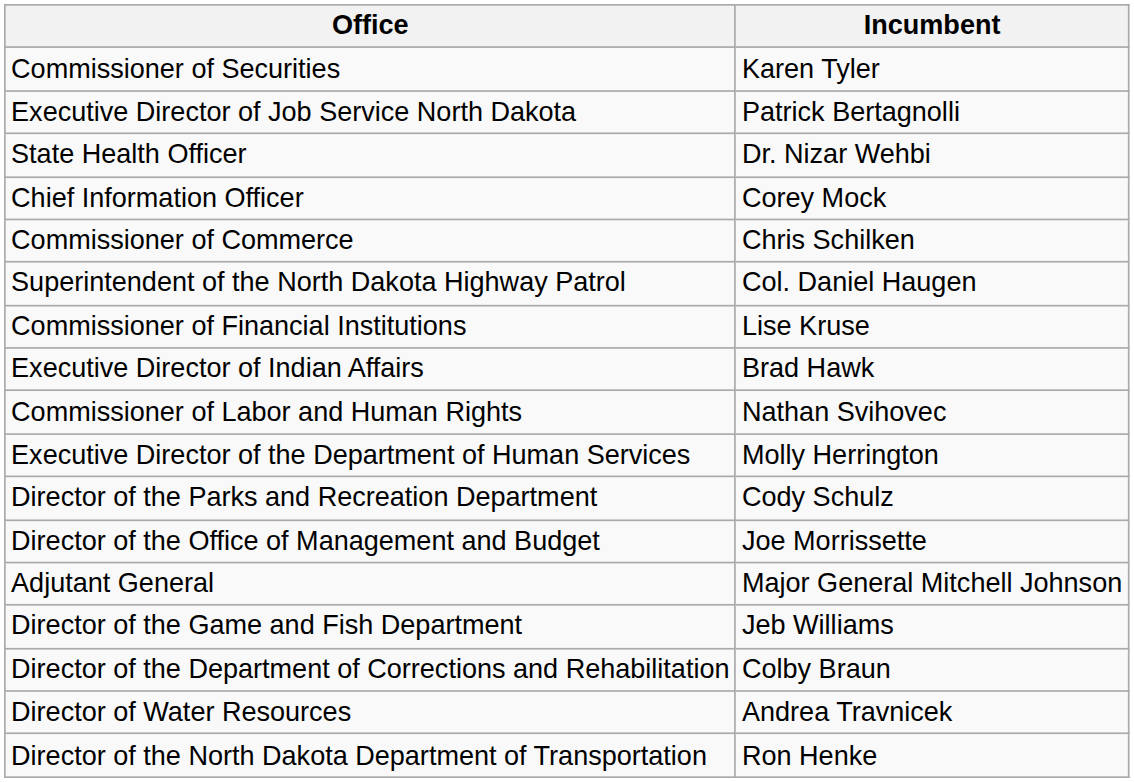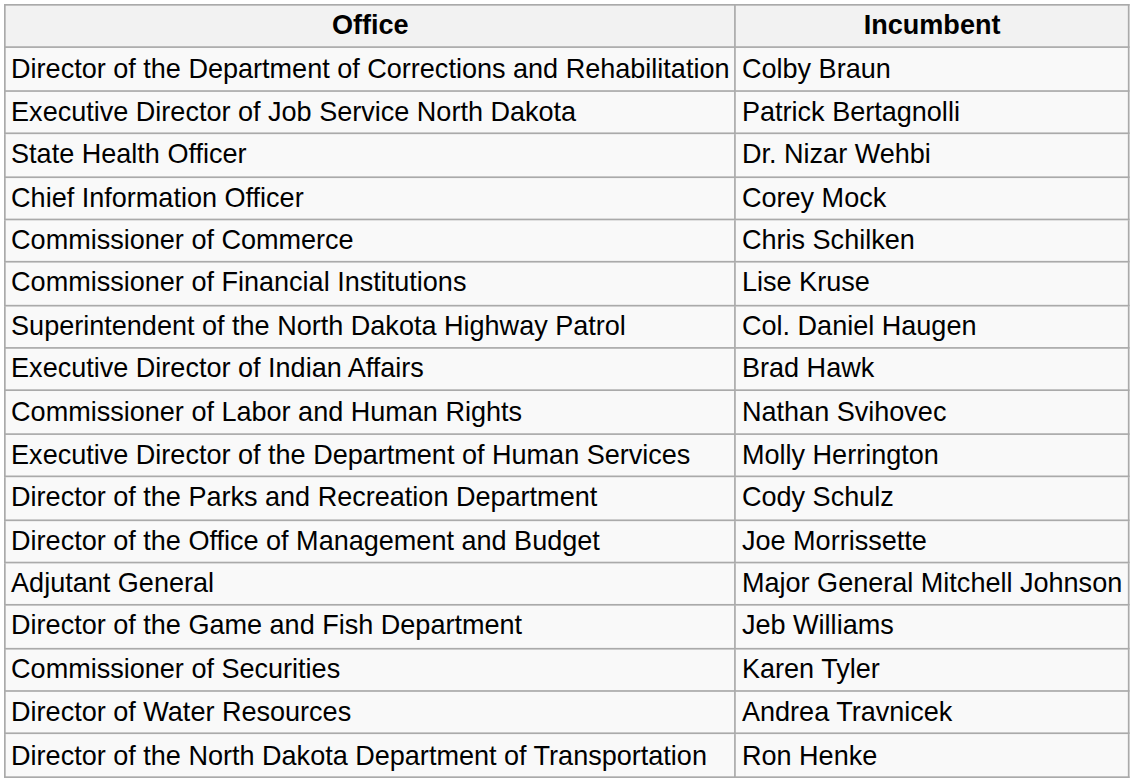rows swapped: (370, 669) <-> (176, 68)
rows swapped: (239, 326) <-> (318, 283)
